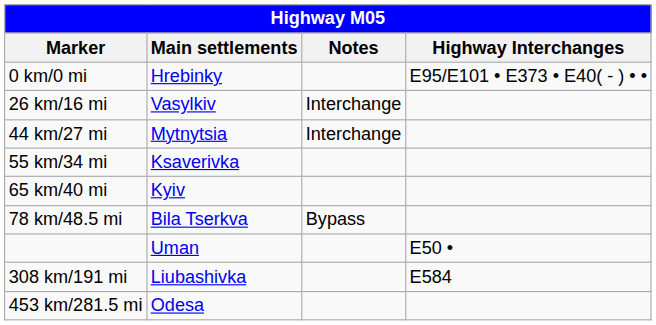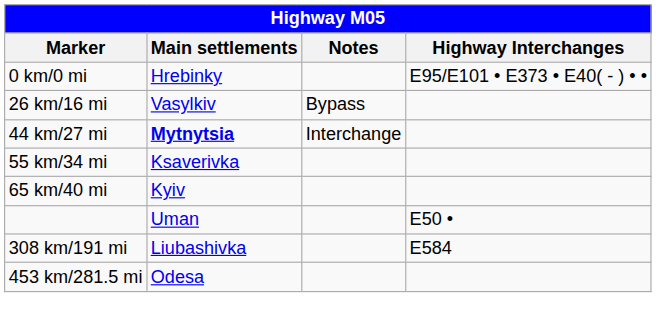(354, 104) Interchange -> (335, 104) Bypass
(189, 133) normal -> (192, 133) bold
- row: (66, 219)
